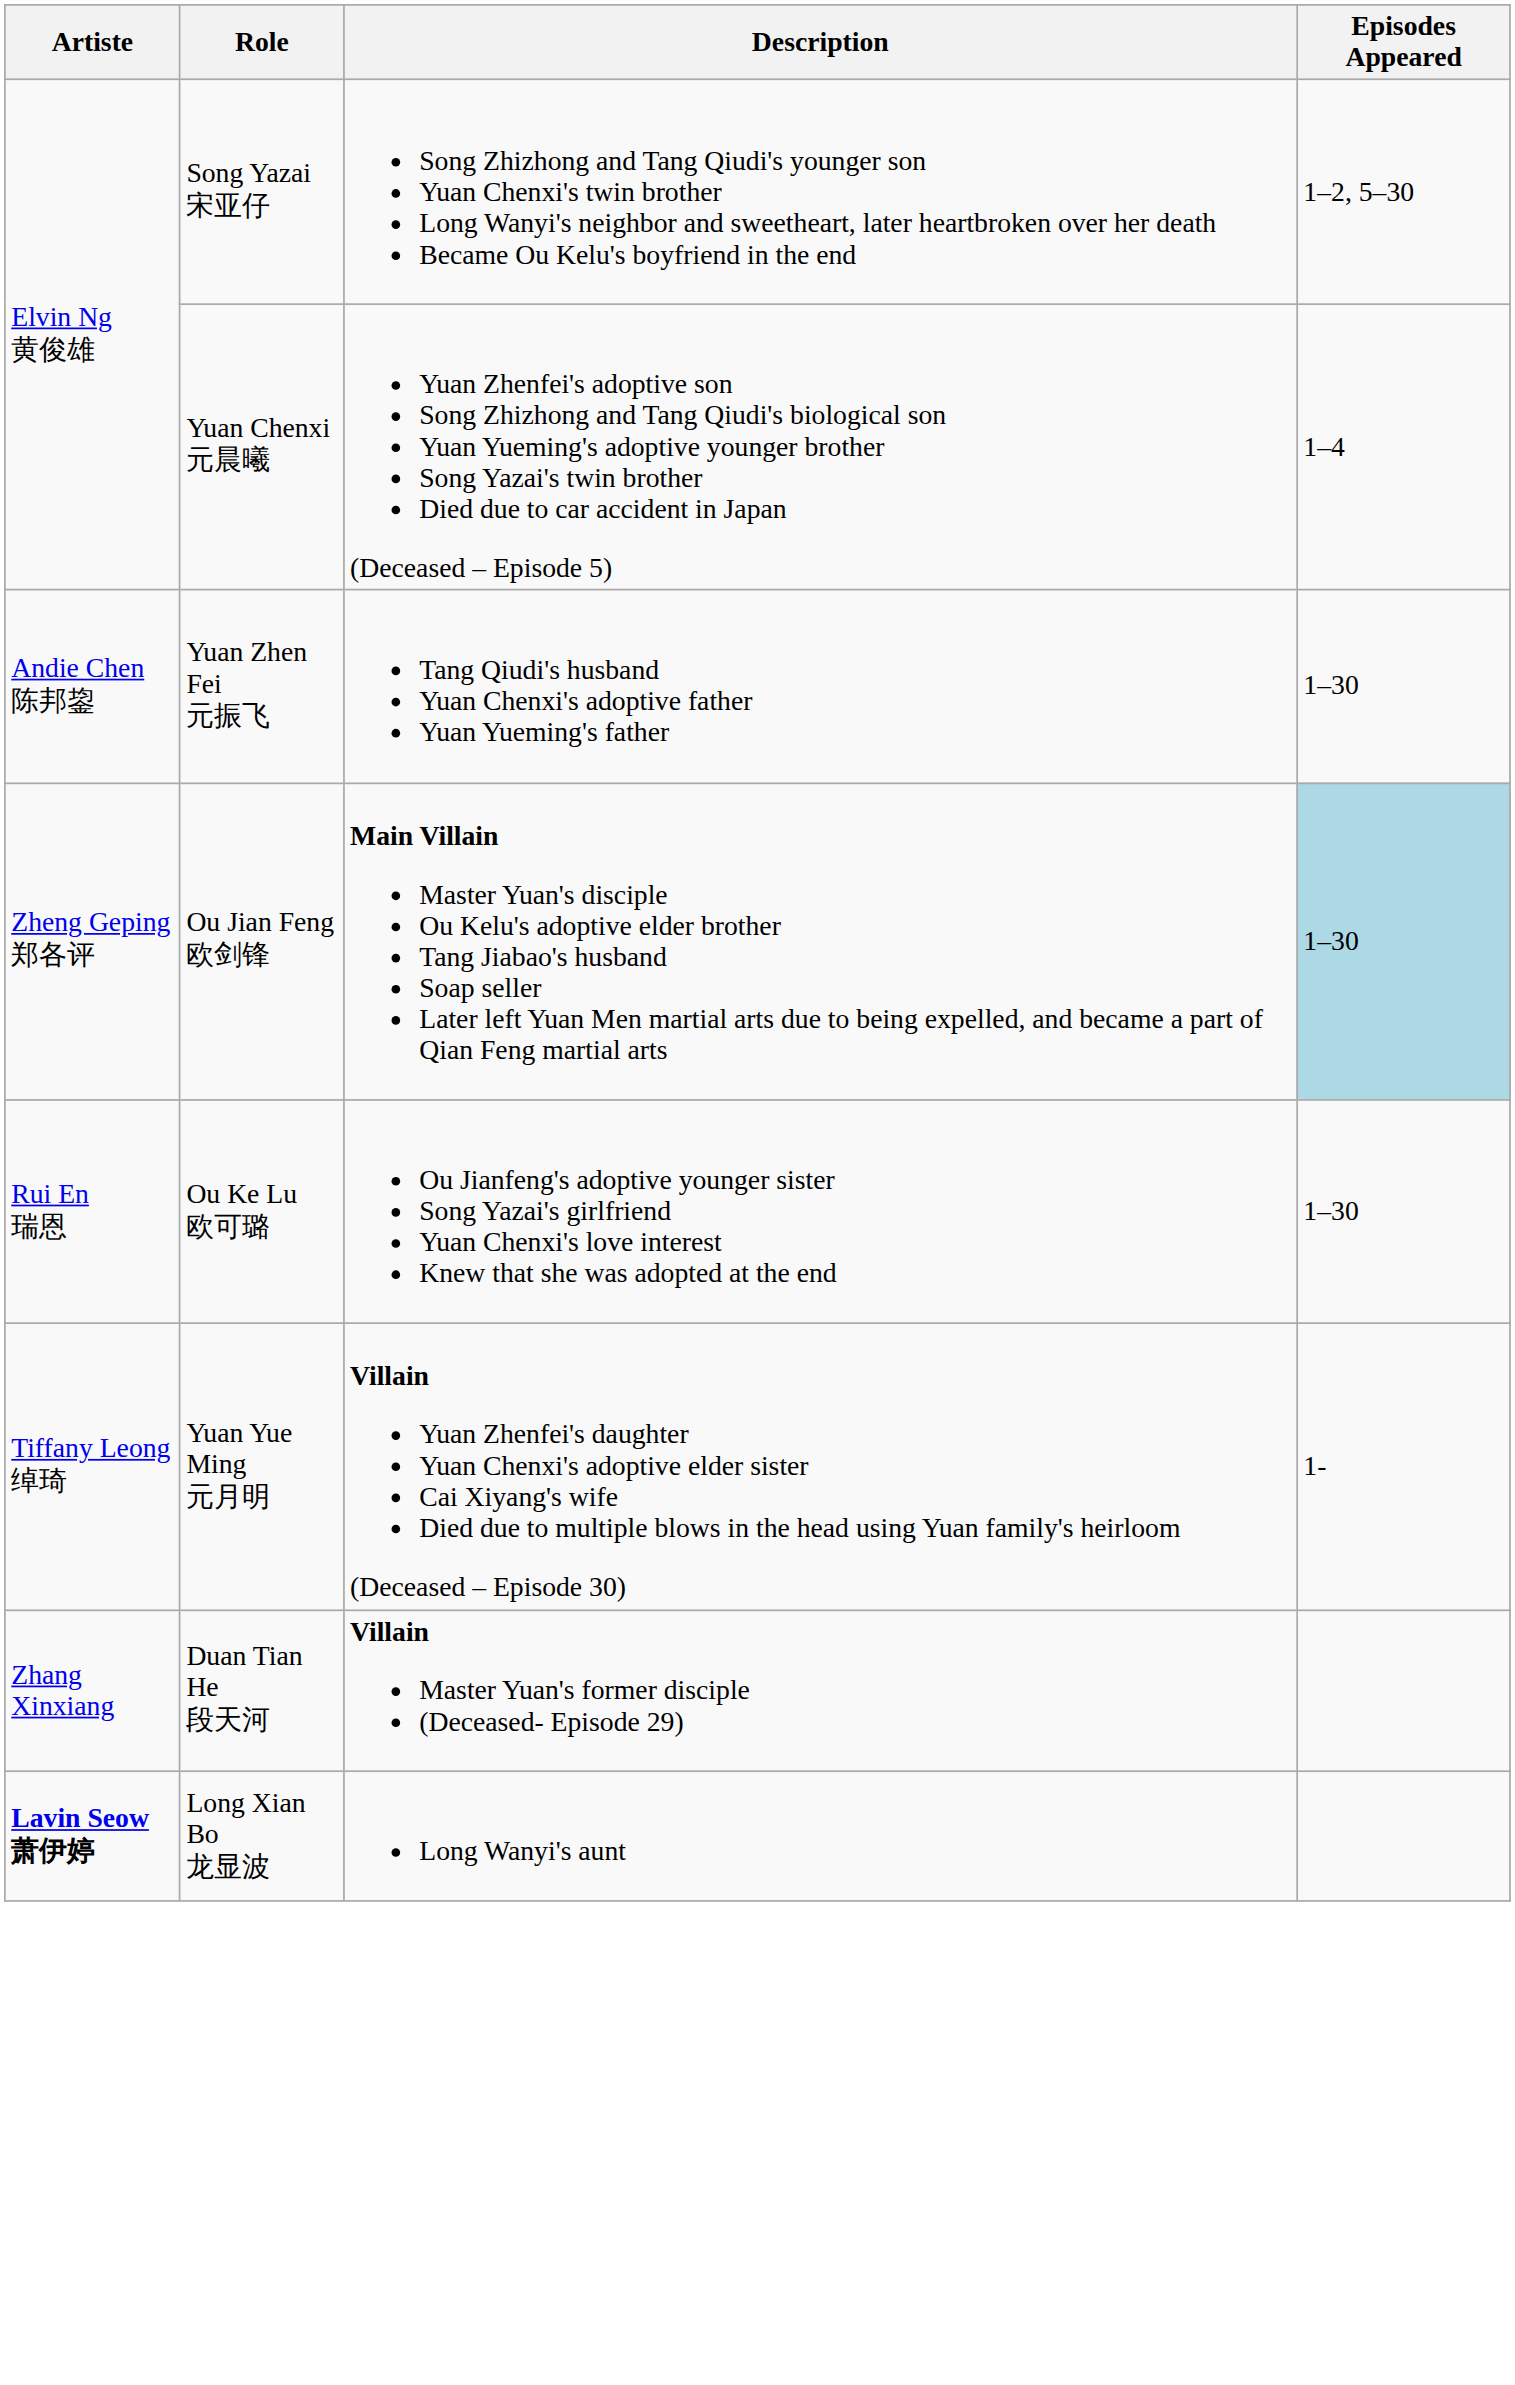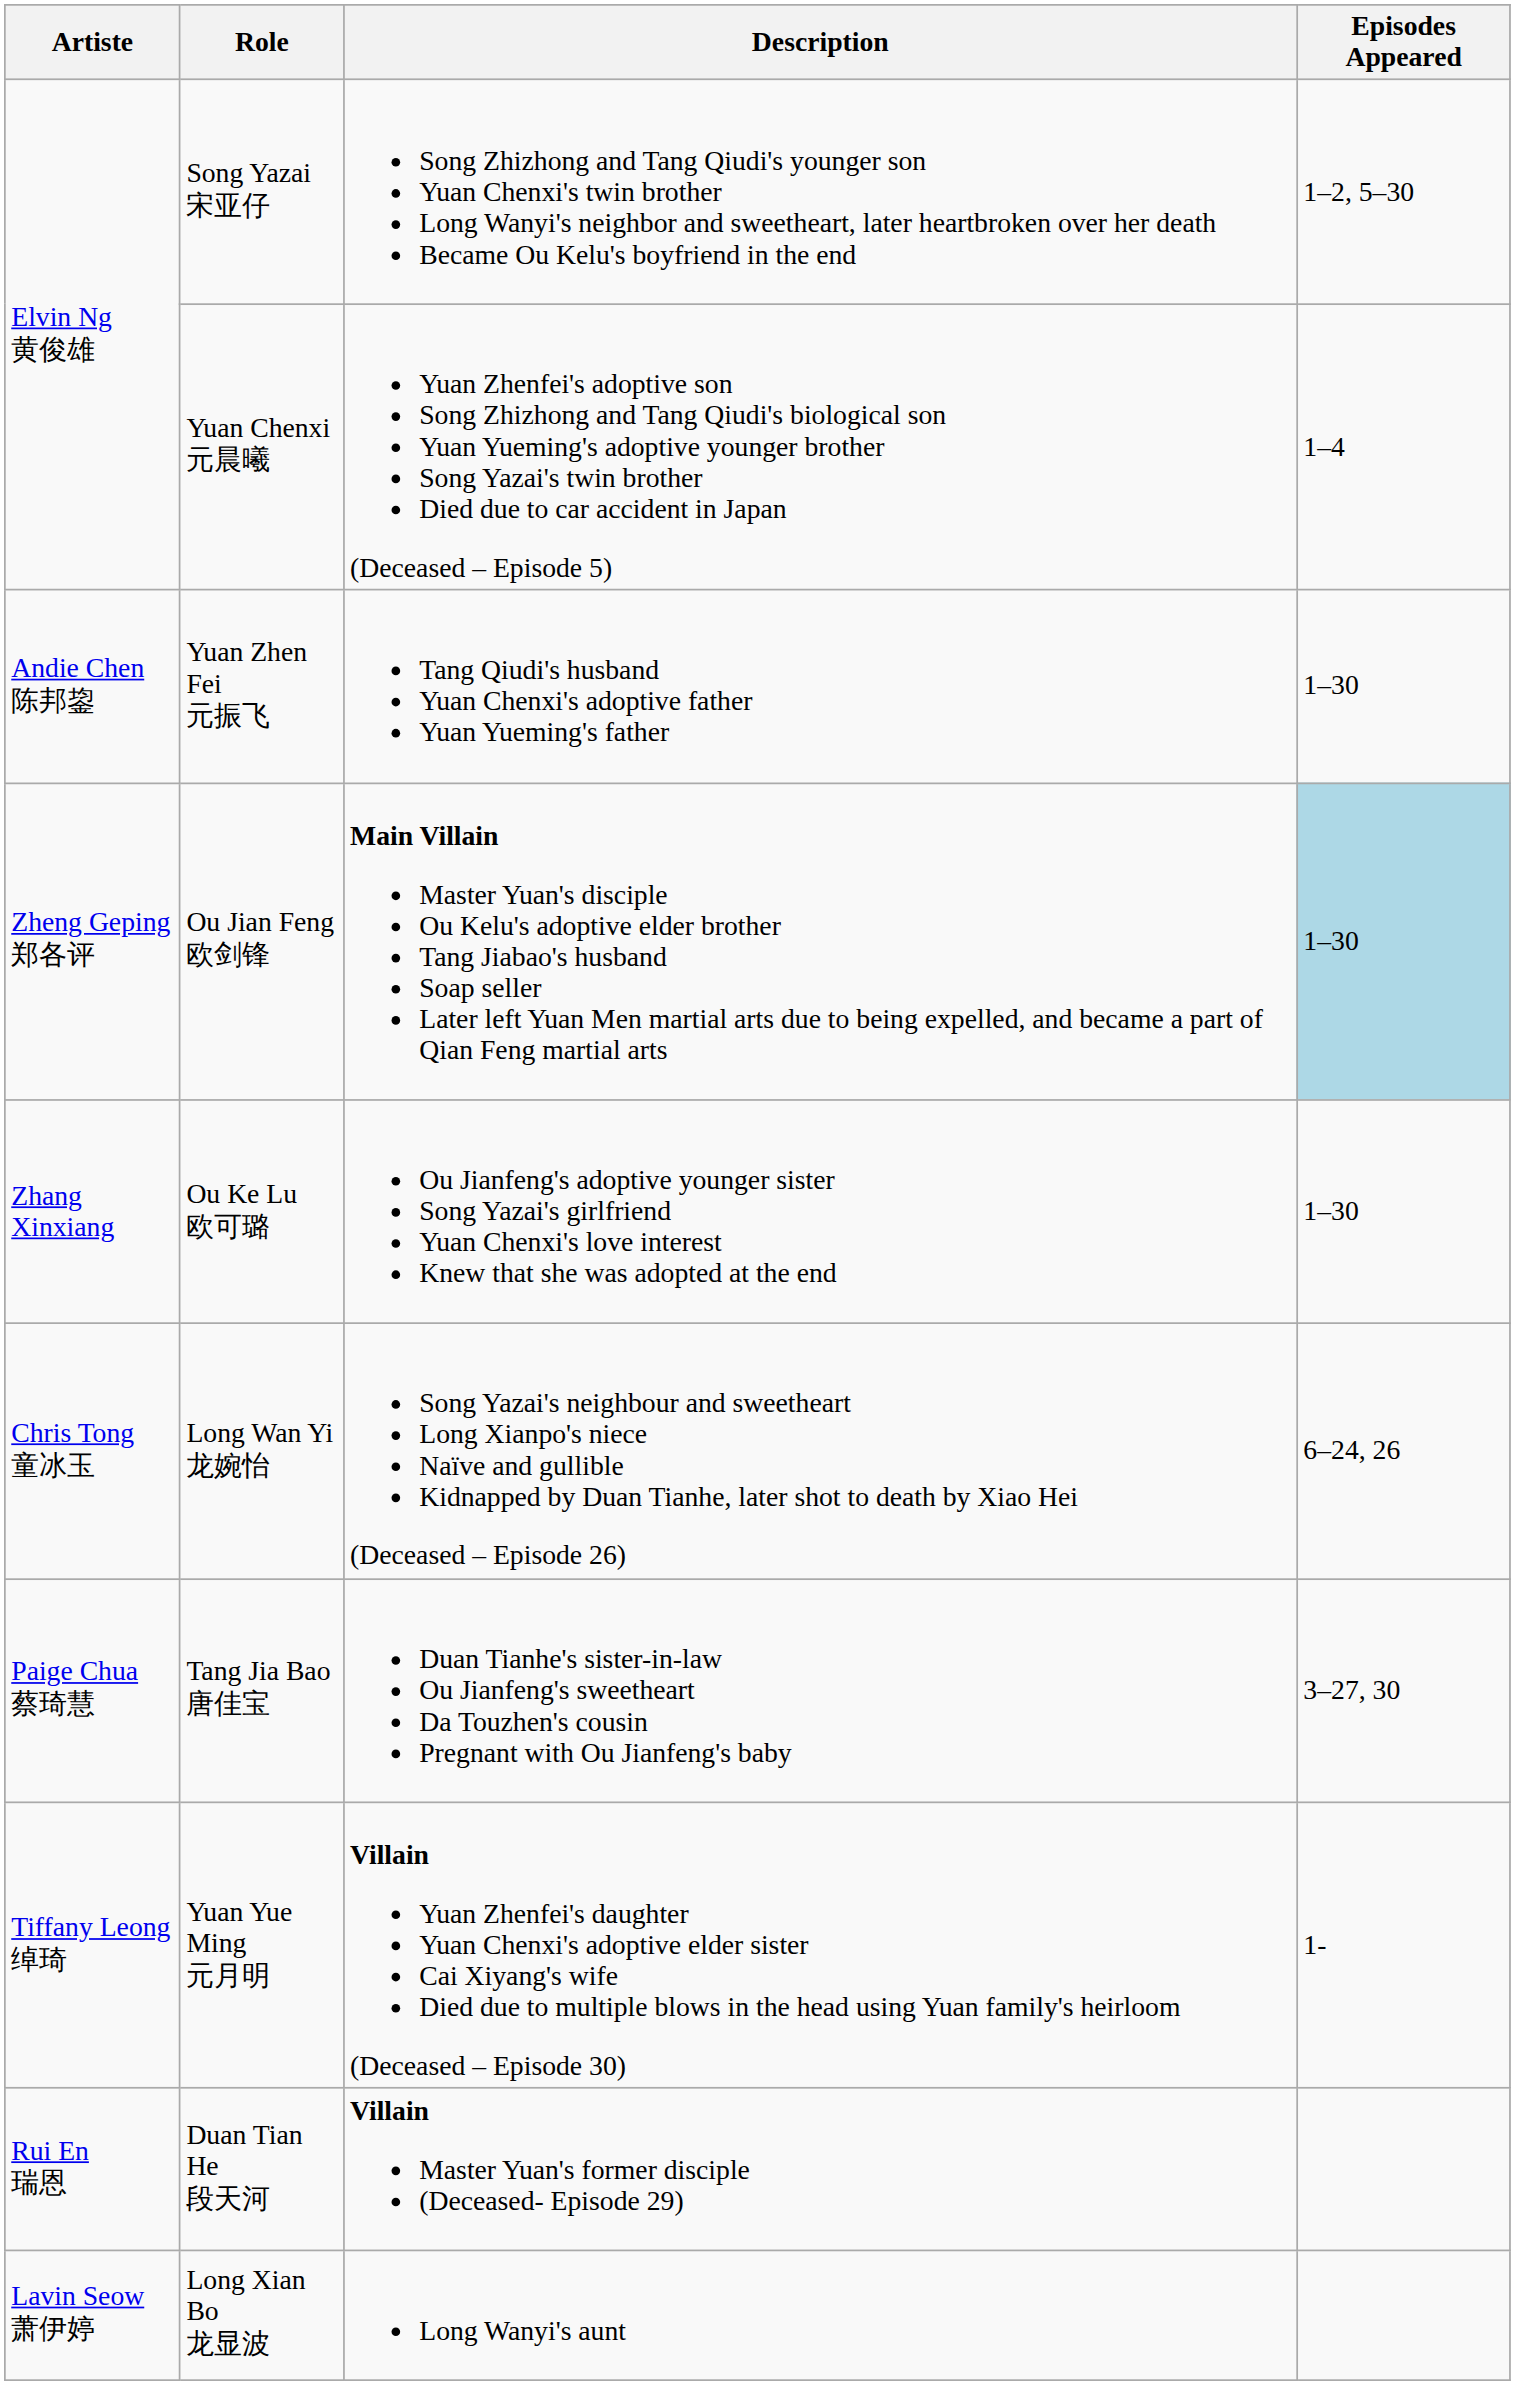(50, 1209) Rui En 瑞恩 -> (63, 1211) Zhang Xinxiang
+ row: (260, 1448)
+ row: (258, 1688)
(63, 1690) Zhang Xinxiang -> (50, 2167) Rui En 瑞恩
(80, 1834) bold -> (78, 2313) normal
